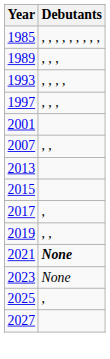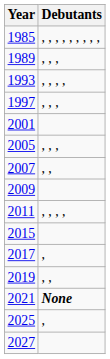+ row: (21, 146)
+ row: (21, 189)
+ row: (21, 211)
- row: (21, 168)
- row: (21, 277)
